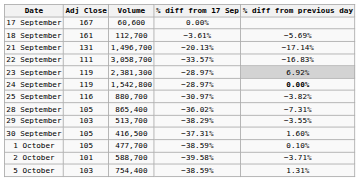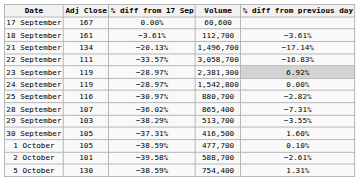columns swapped: (131, 11) <-> (197, 11)
(298, 35) −5.69% -> (298, 35) −3.61%
(86, 48) 131 -> (86, 48) 134
(298, 84) bold -> (298, 84) normal
(298, 97) −3.82% -> (298, 97) −2.82%
(86, 109) 105 -> (86, 109) 107
(298, 158) −3.71% -> (298, 158) −2.61%
(86, 170) 103 -> (86, 170) 130
